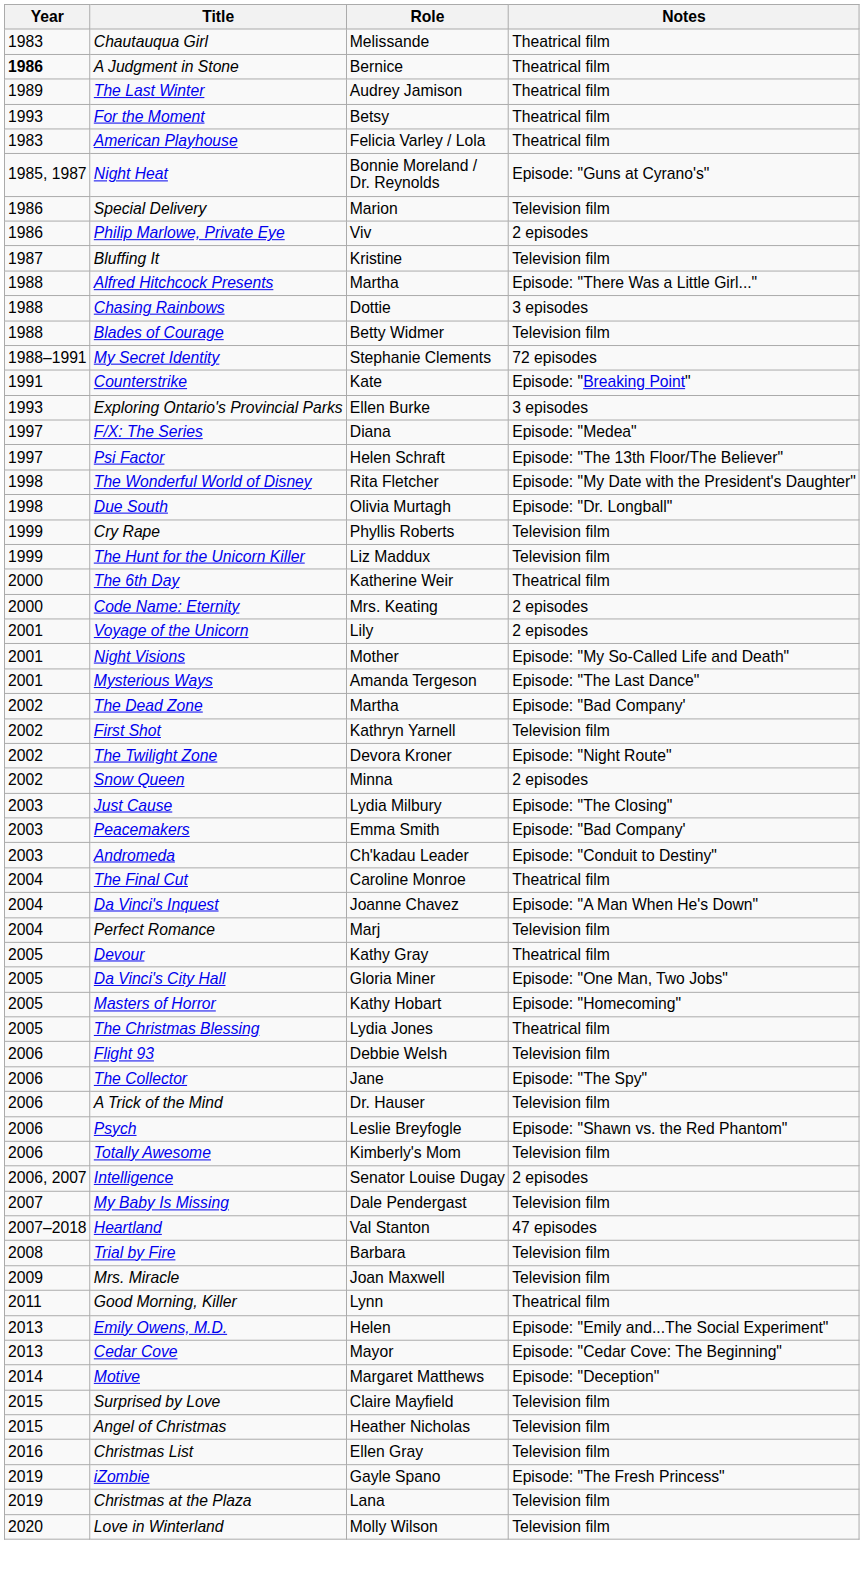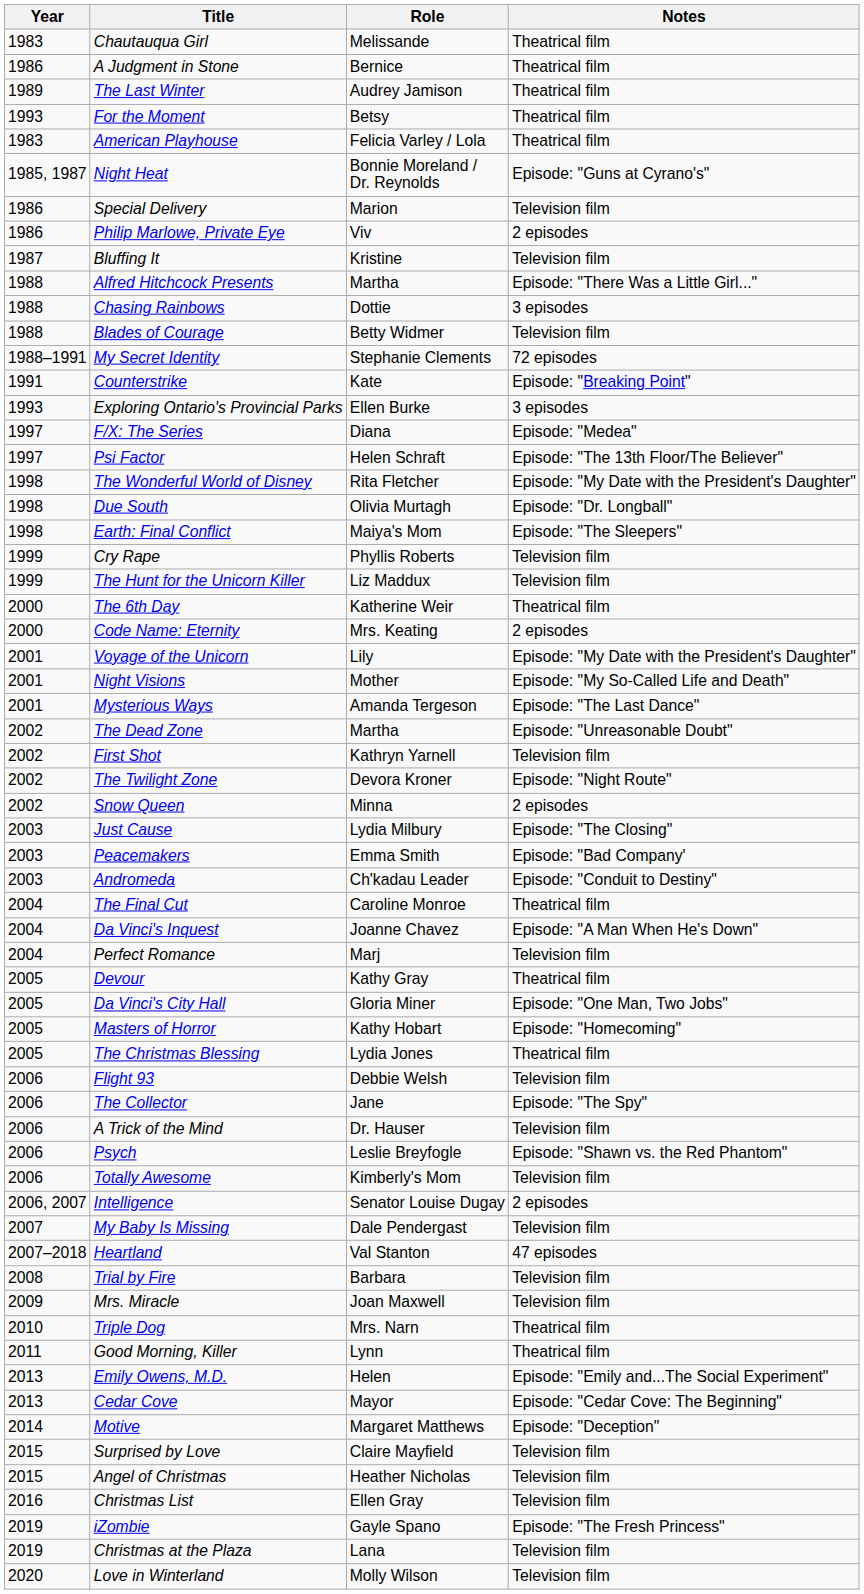(26, 66) bold -> (26, 66) normal
+ row: (162, 531)
(550, 631) 2 episodes -> (684, 656) Episode: "My Date with the President's Daughter"
(599, 705) Episode: "Bad Company' -> (622, 730) Episode: "Unreasonable Doubt"
+ row: (129, 1327)
